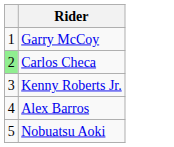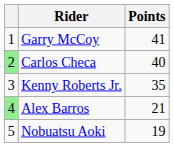+ column: (147, 16)
(11, 108) no background -> (11, 108) lightgreen background
